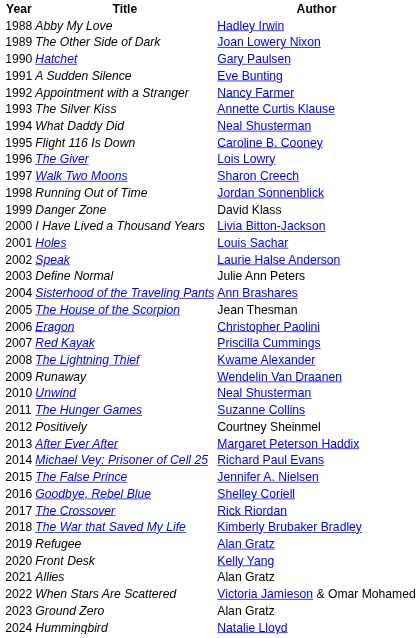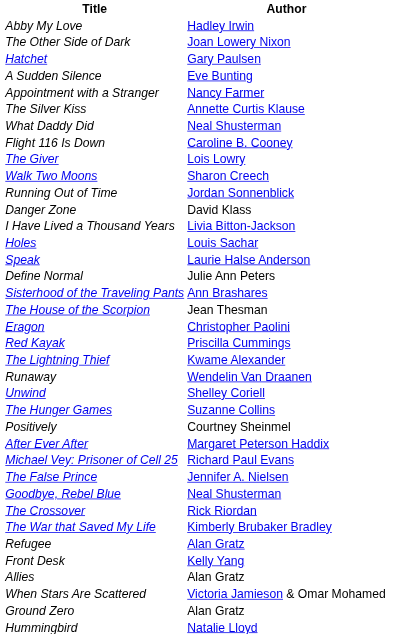- column: (19, 9)
(264, 393) Neal Shusterman -> (226, 393) Shelley Coriell
(256, 494) Shelley Coriell -> (234, 494) Neal Shusterman
